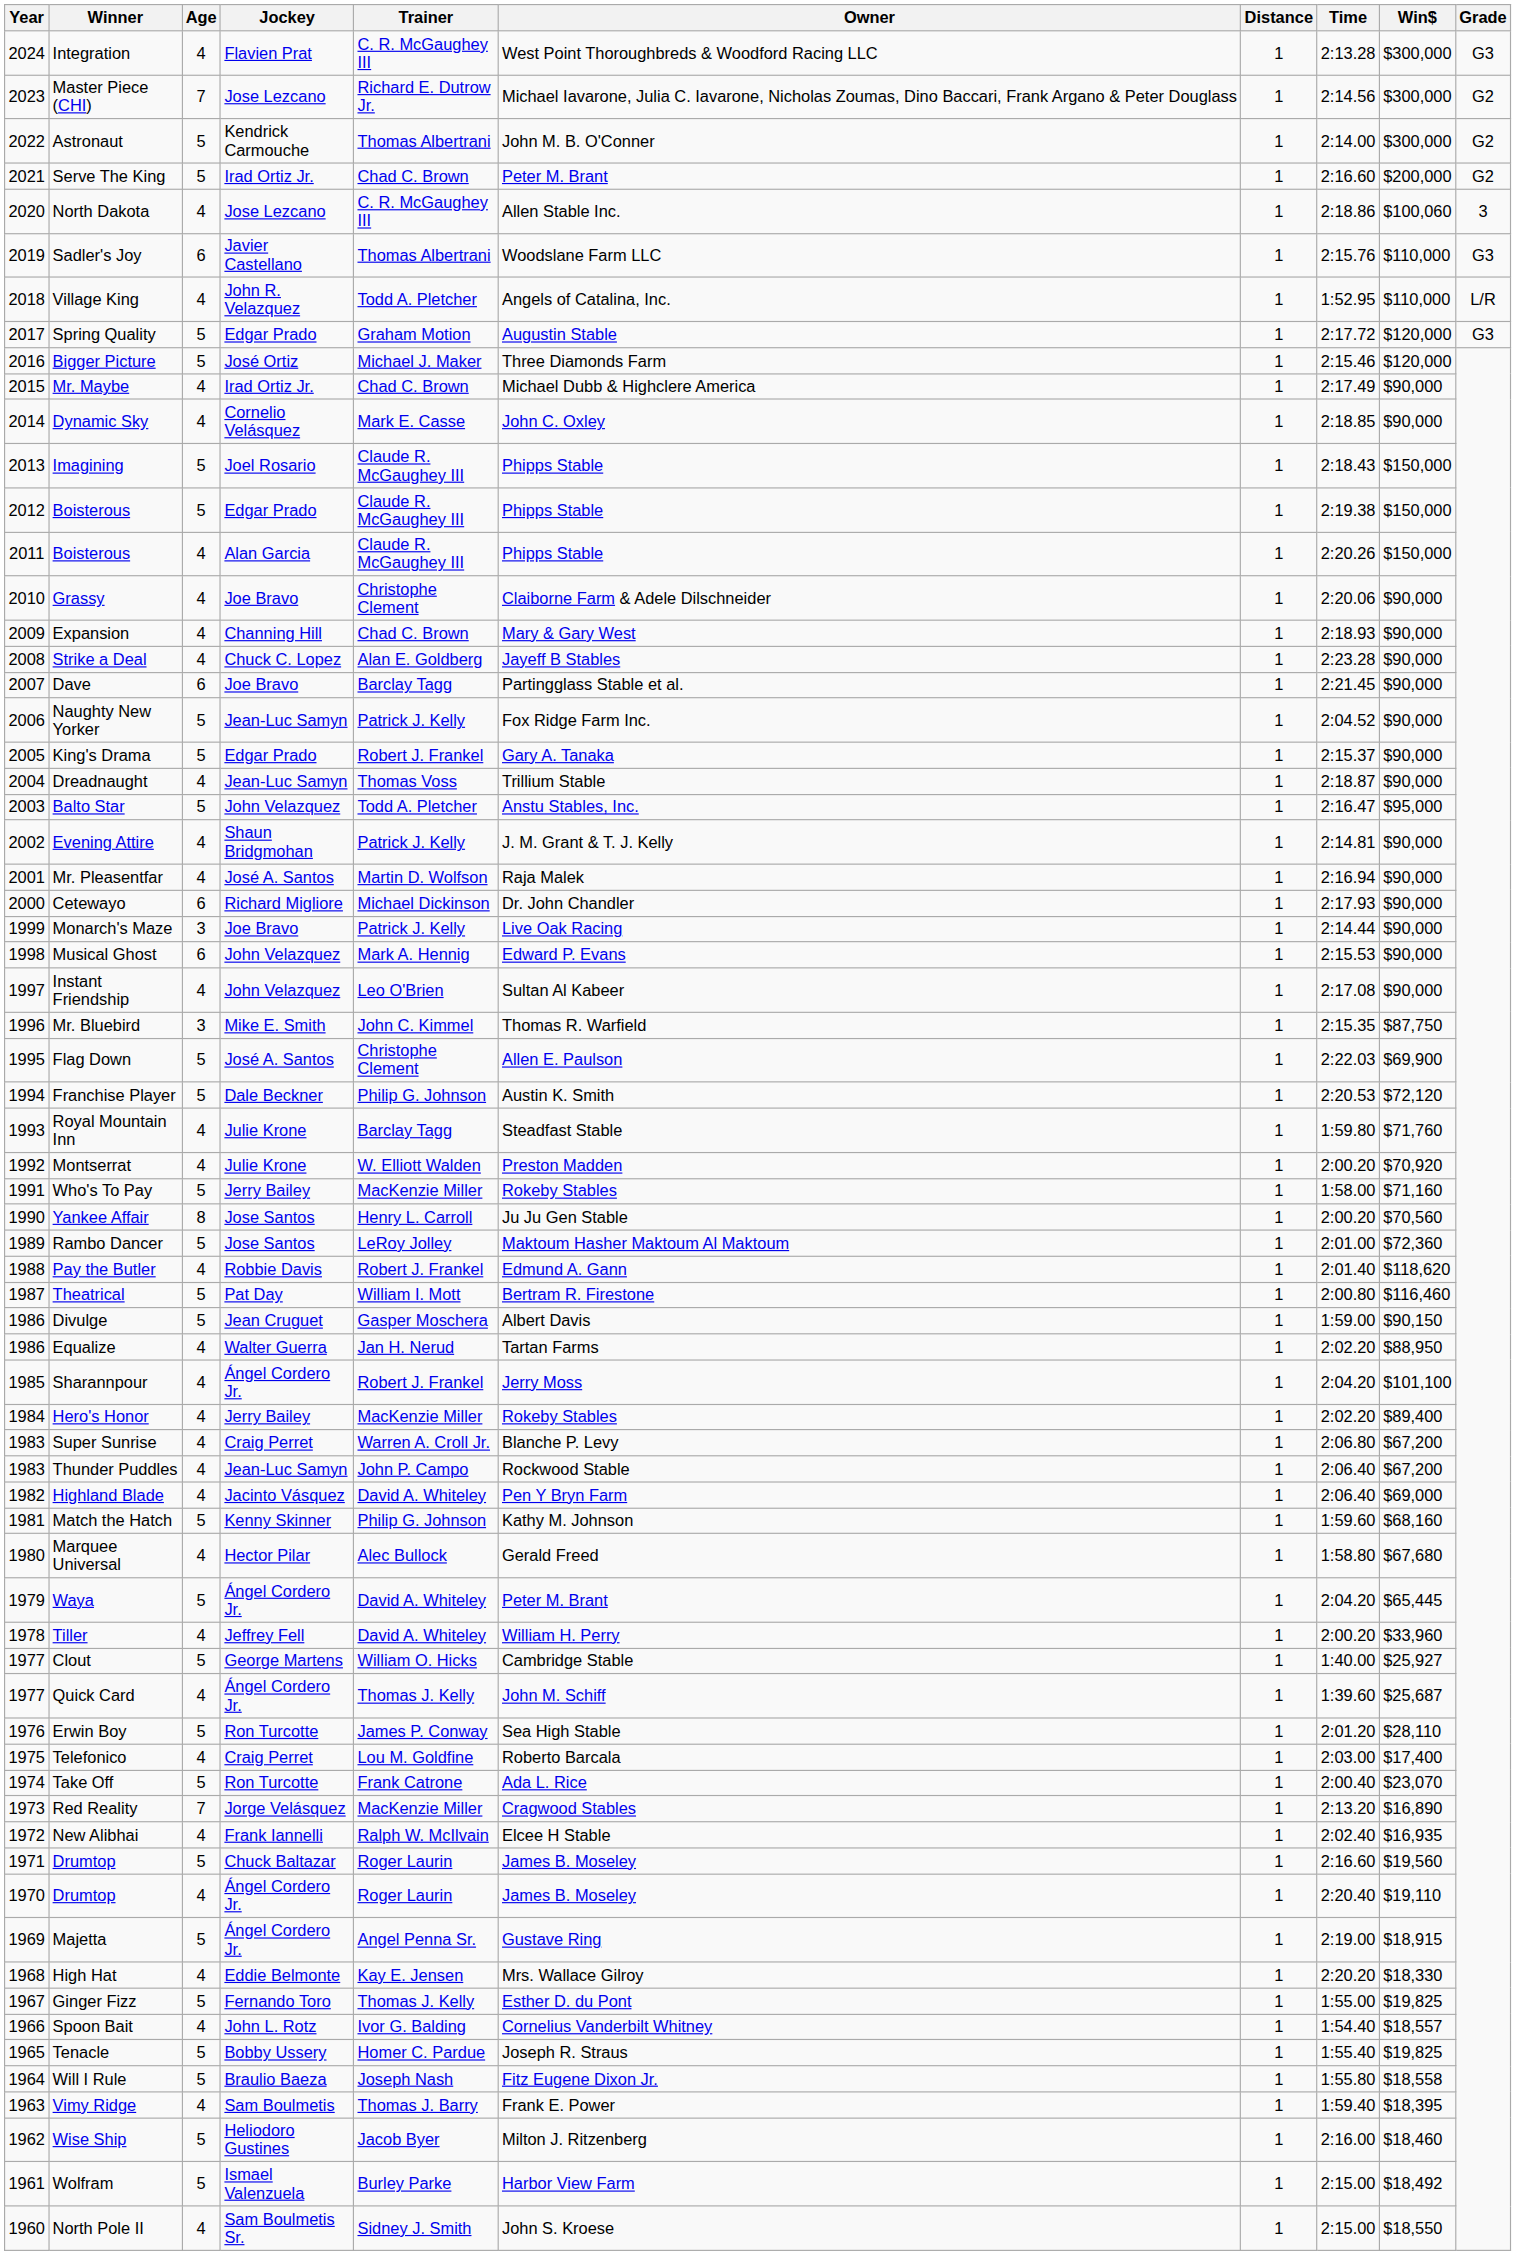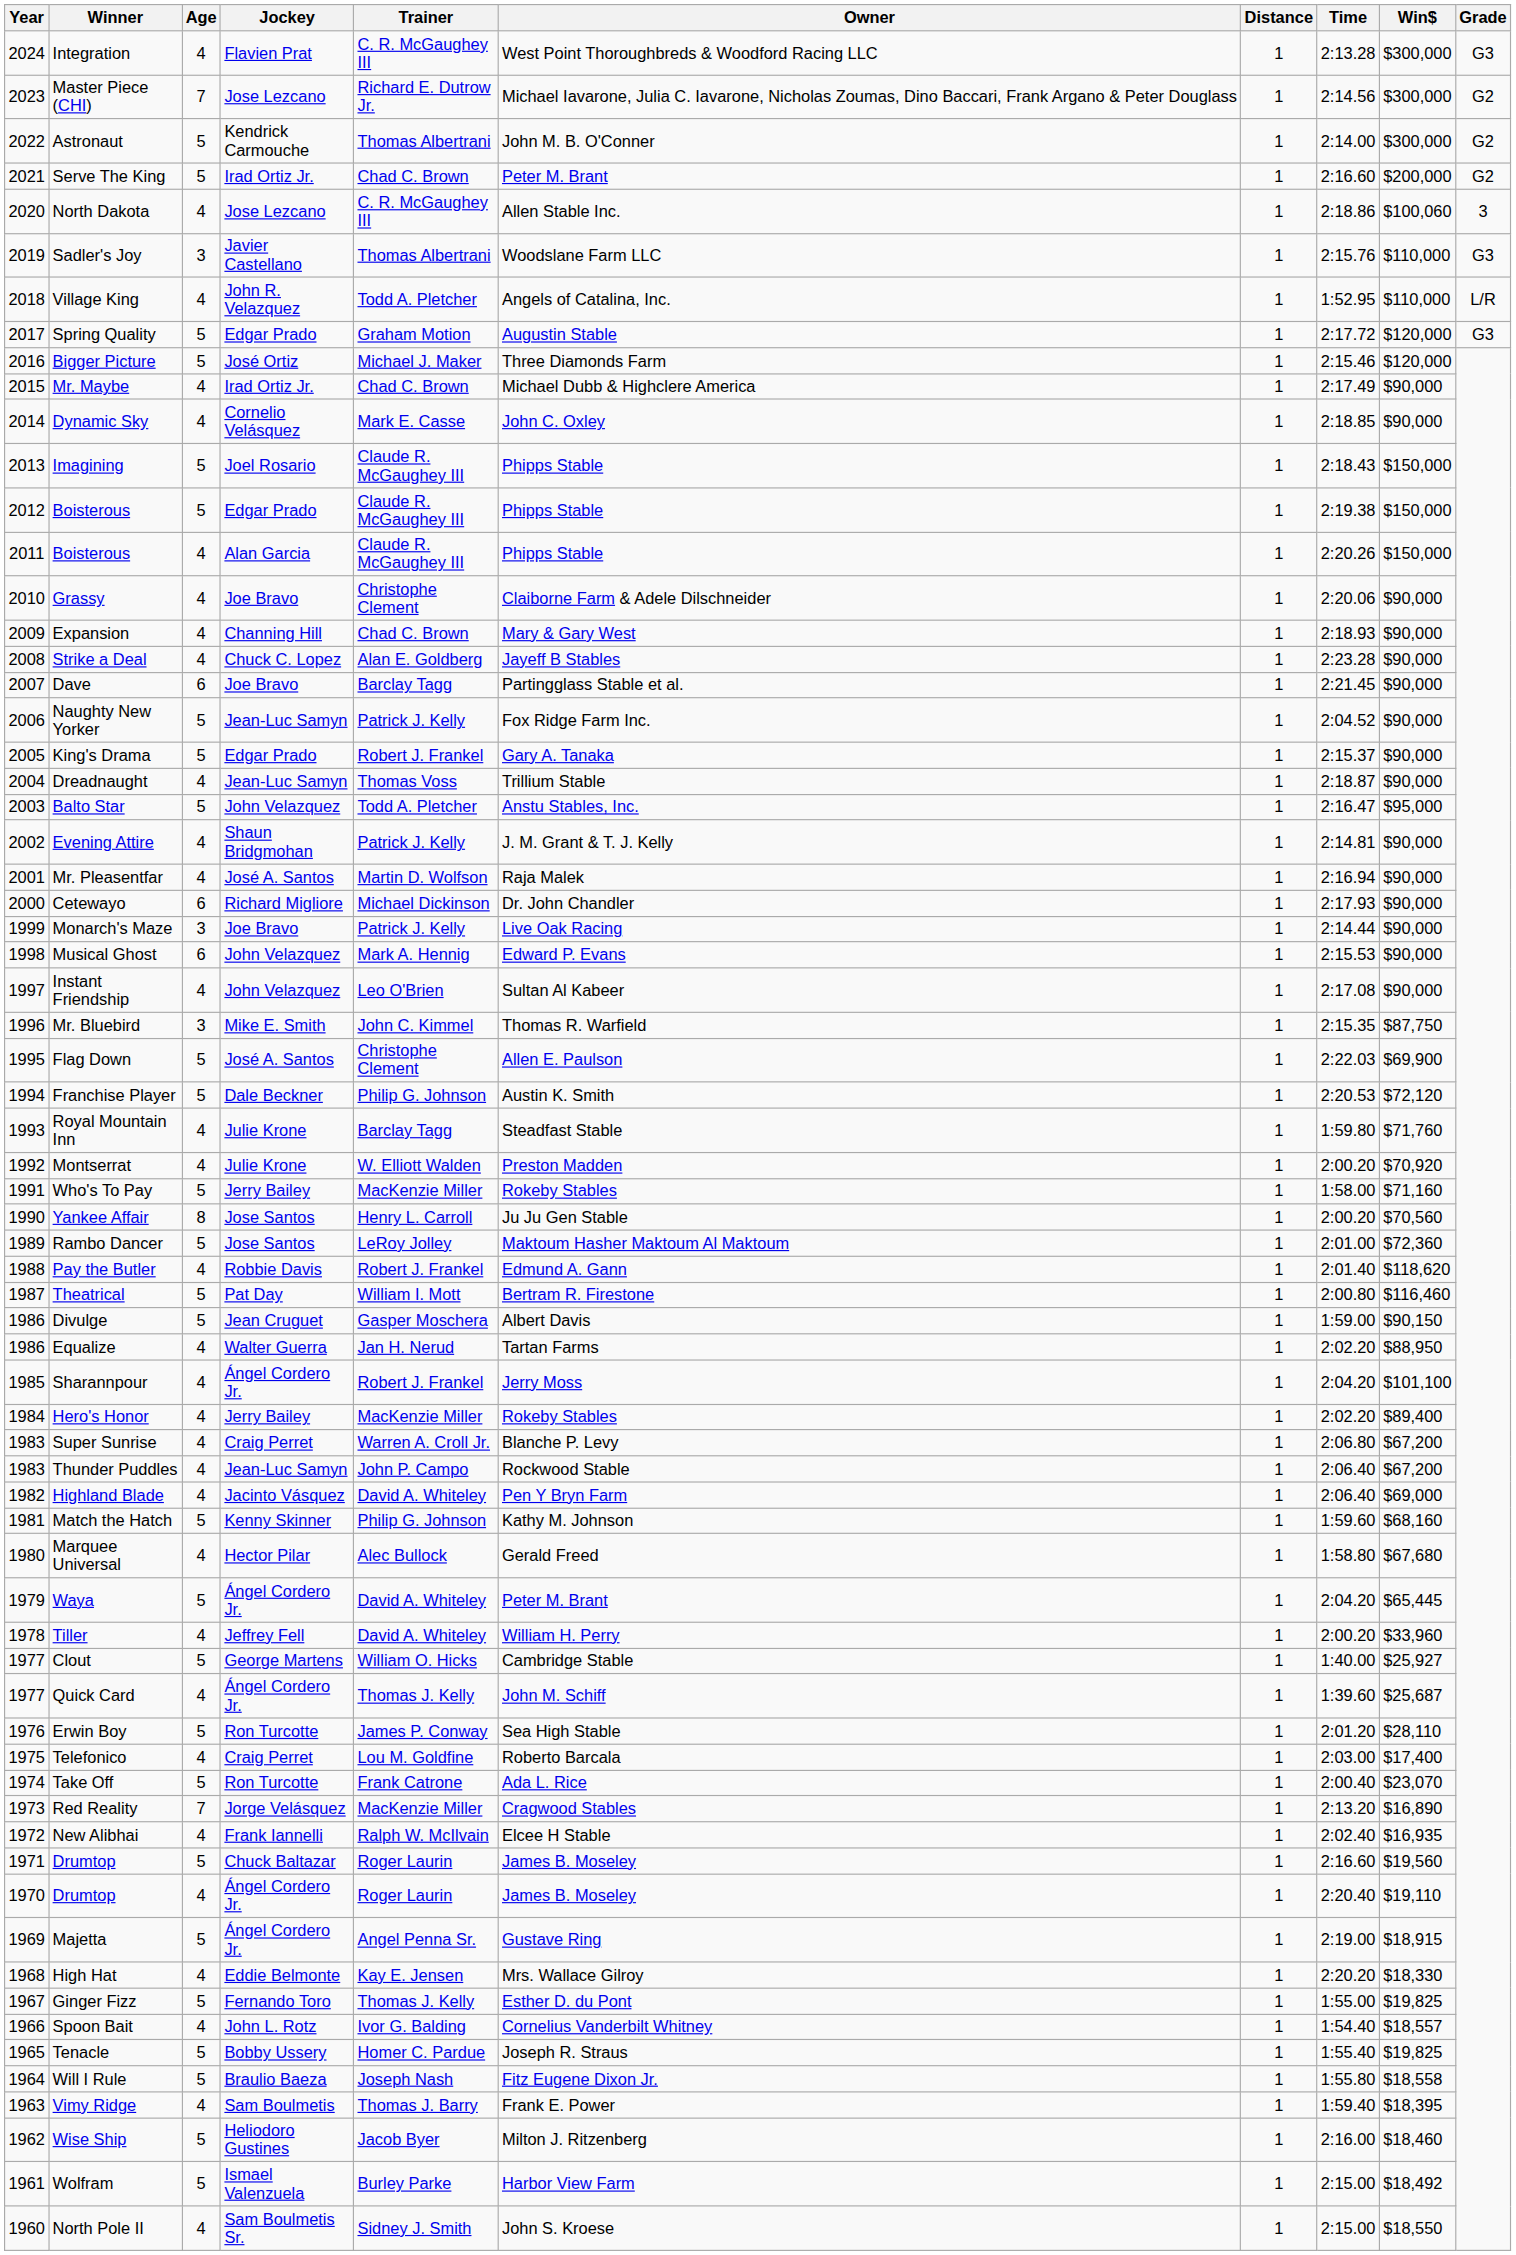(201, 256) 6 -> (201, 256) 3
